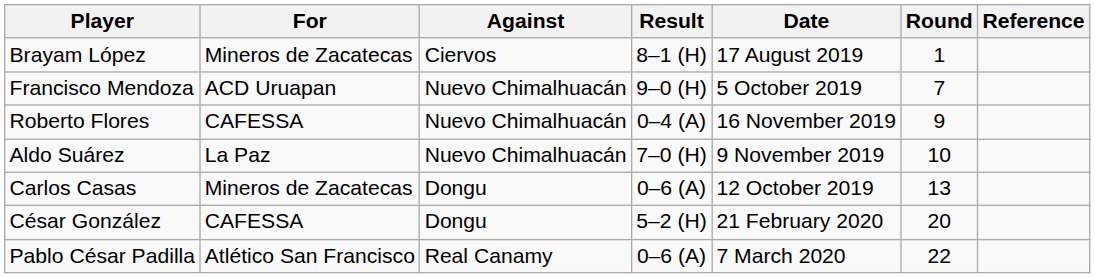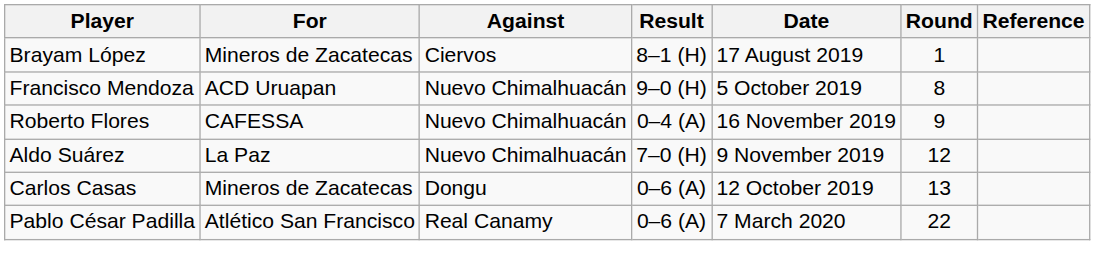(939, 88) 7 -> (939, 88) 8
(939, 155) 10 -> (939, 155) 12
- row: (85, 222)
